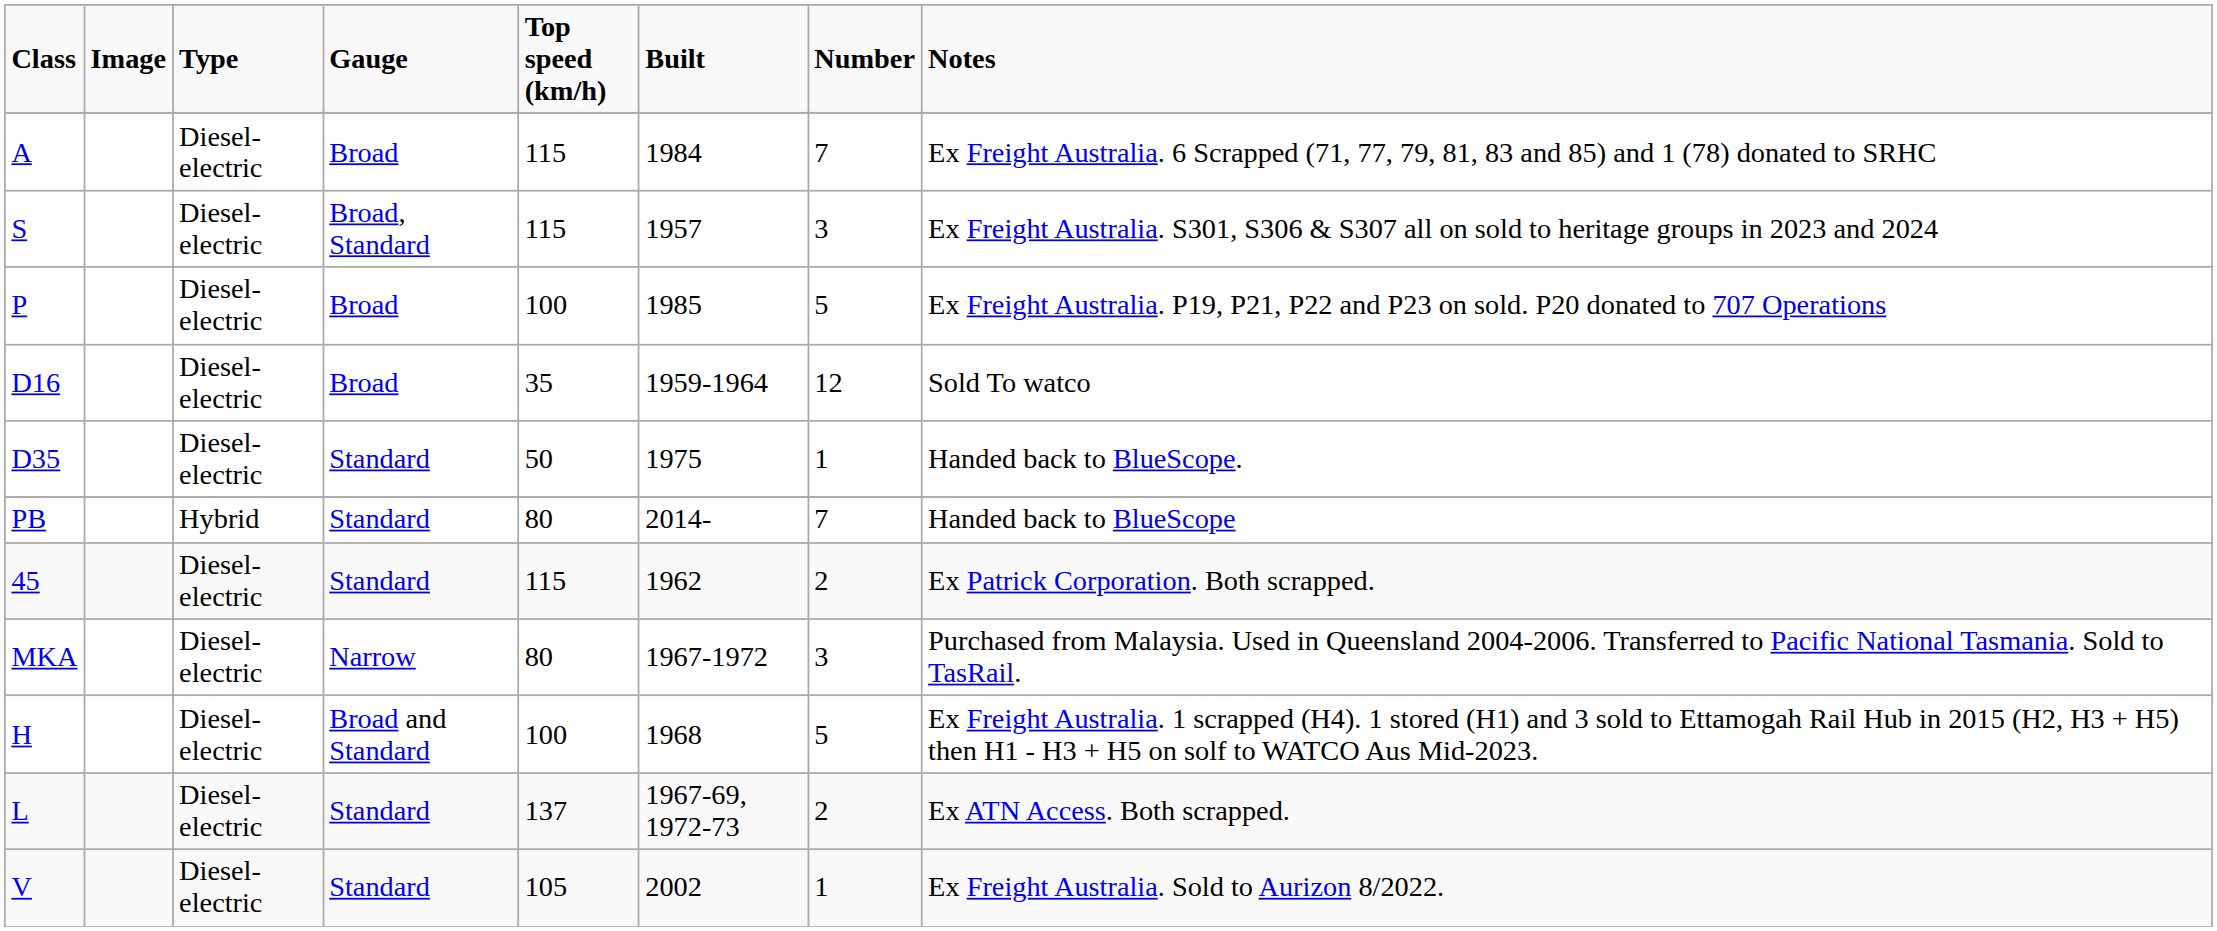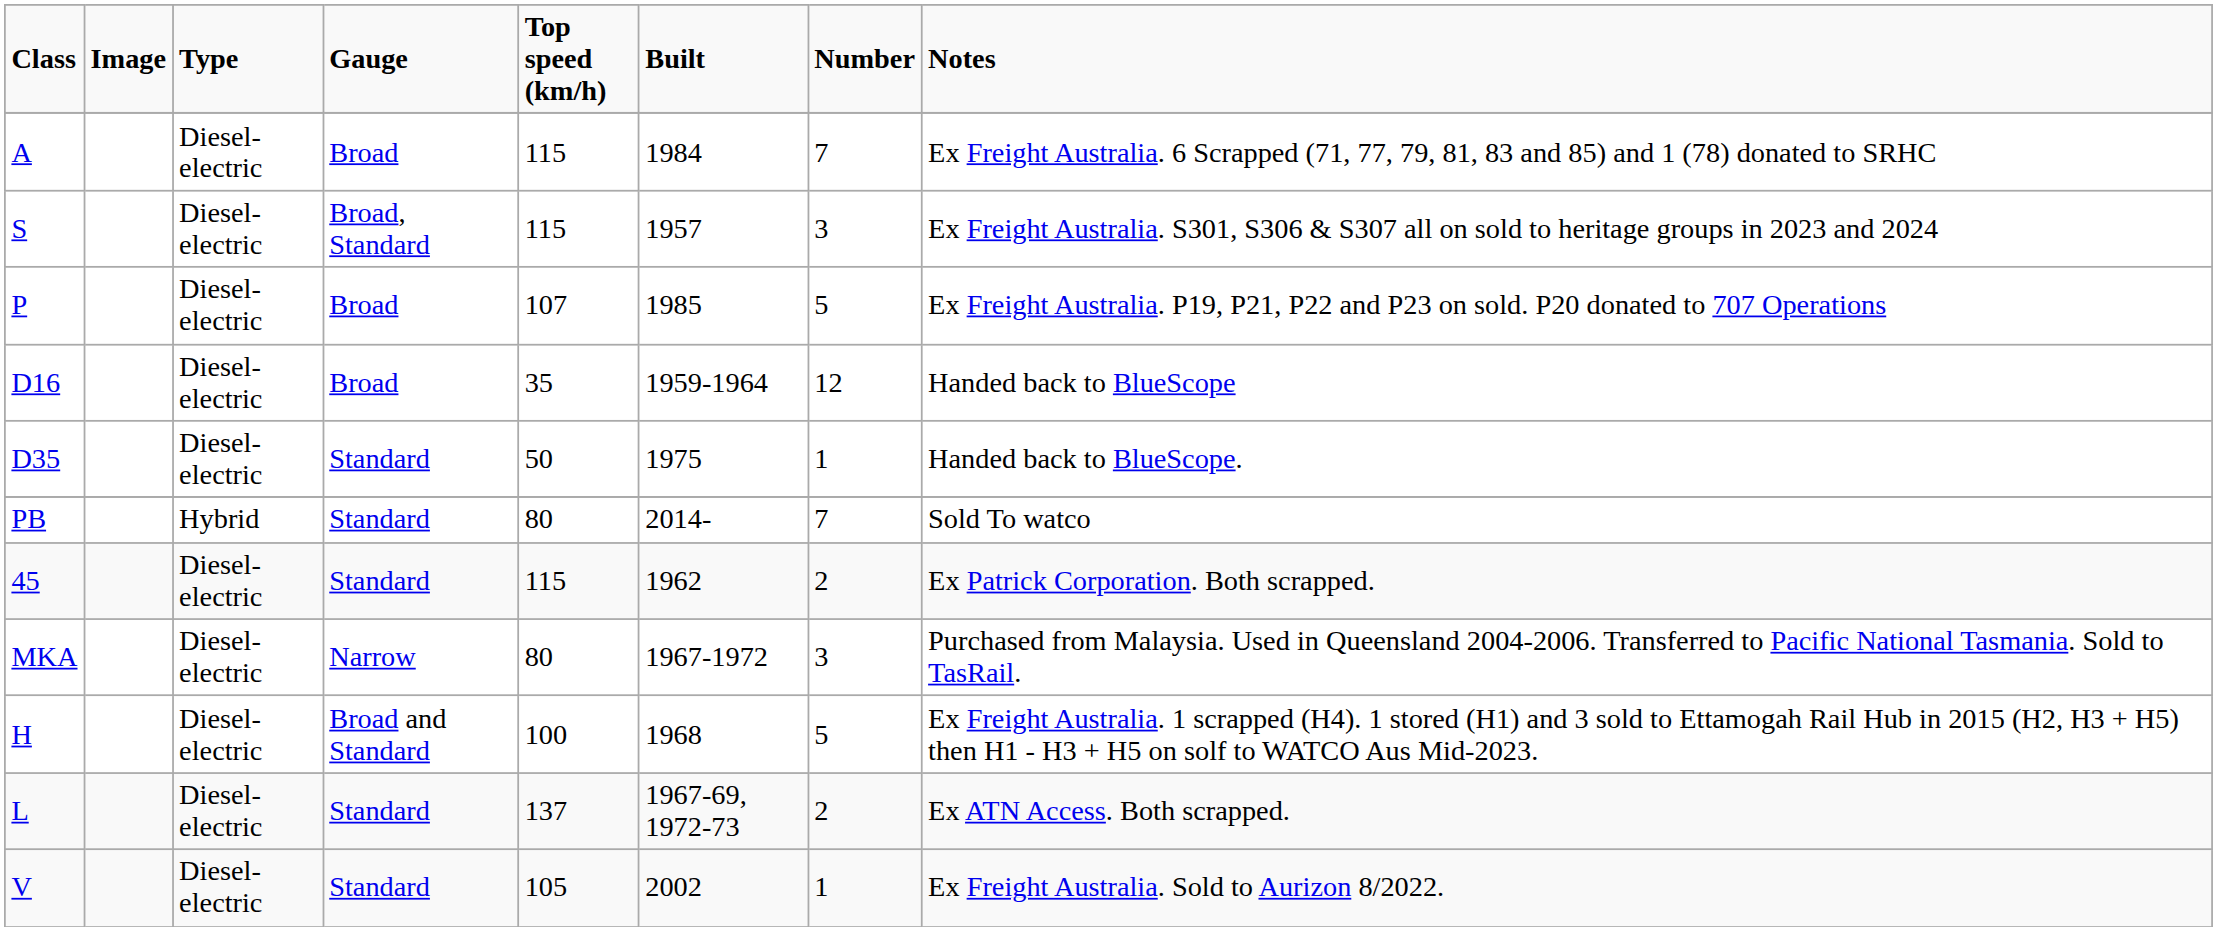(546, 305) 100 -> (546, 305) 107
(1009, 381) Sold To watco -> (1082, 381) Handed back to BlueScope
(1082, 519) Handed back to BlueScope -> (1009, 519) Sold To watco
